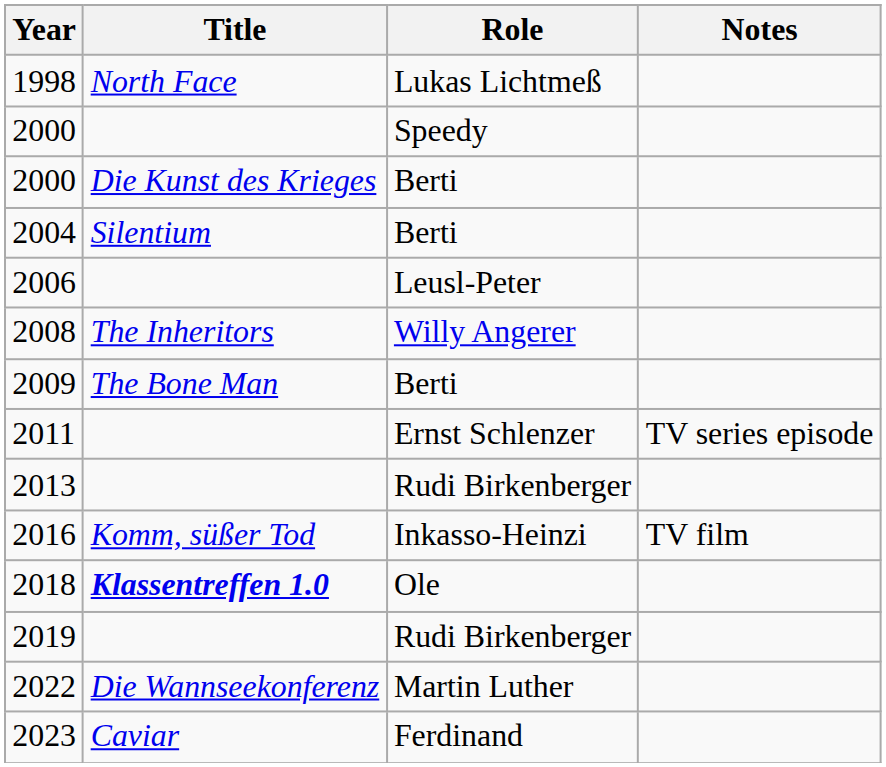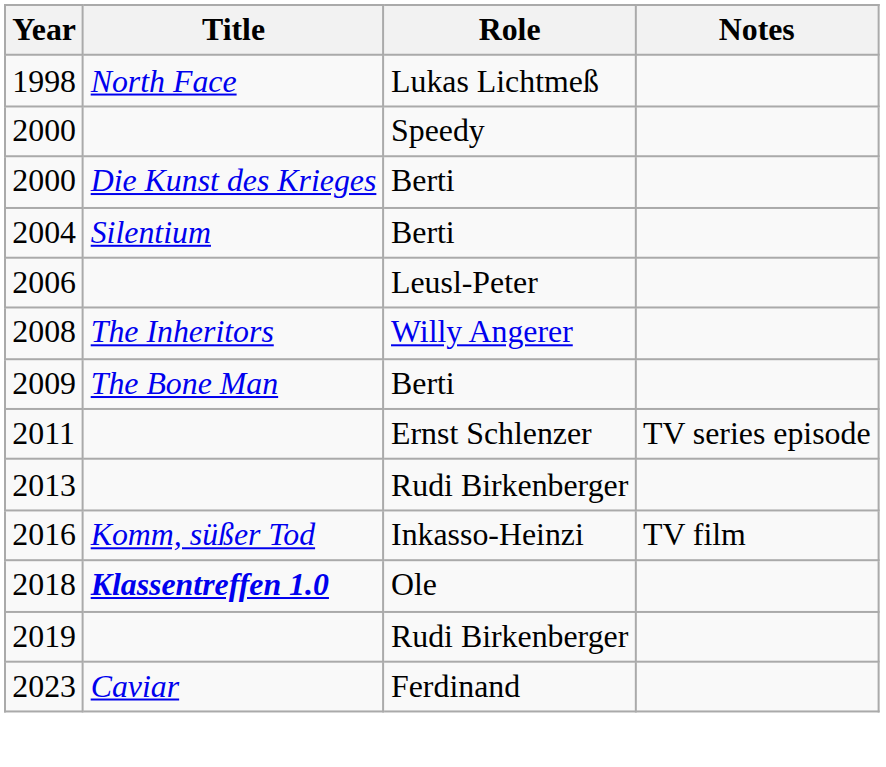- row: (44, 686)
